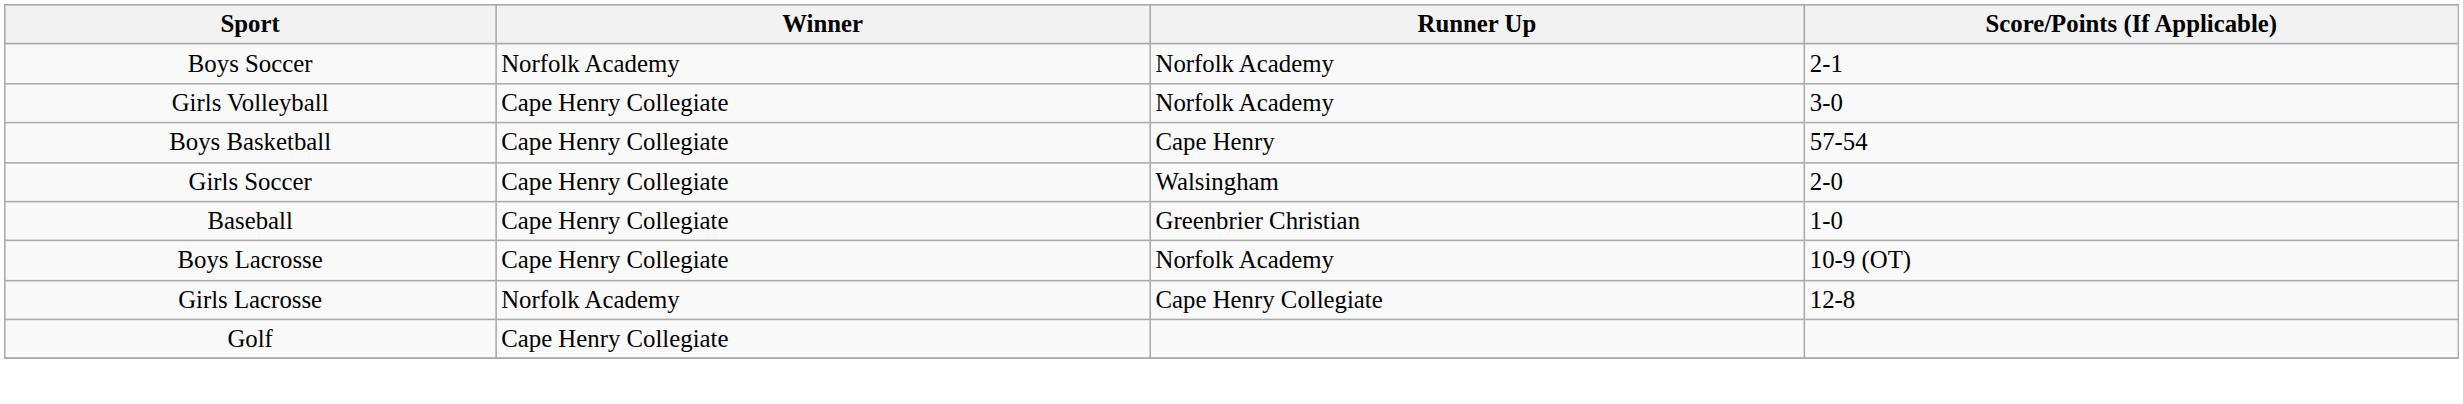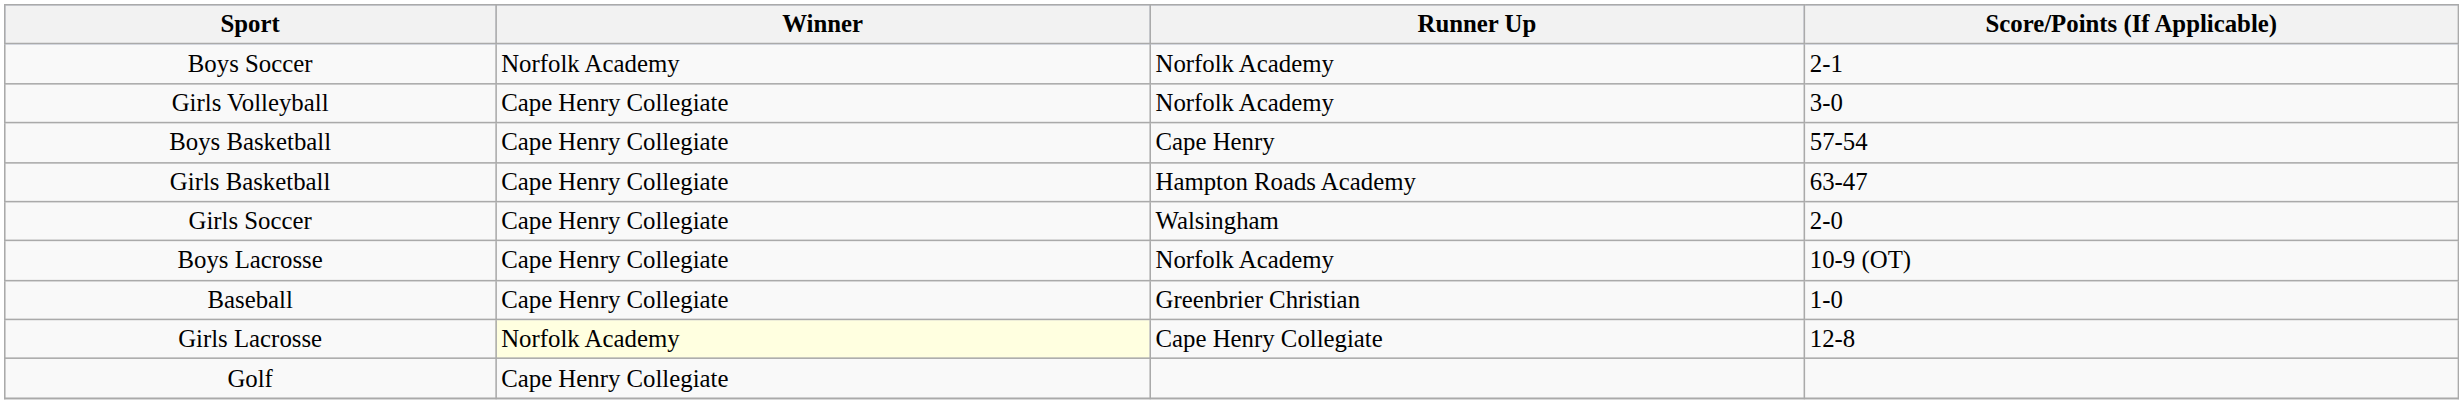+ row: (250, 181)
rows swapped: (250, 260) <-> (250, 220)
(590, 299) no background -> (590, 338) lightyellow background
